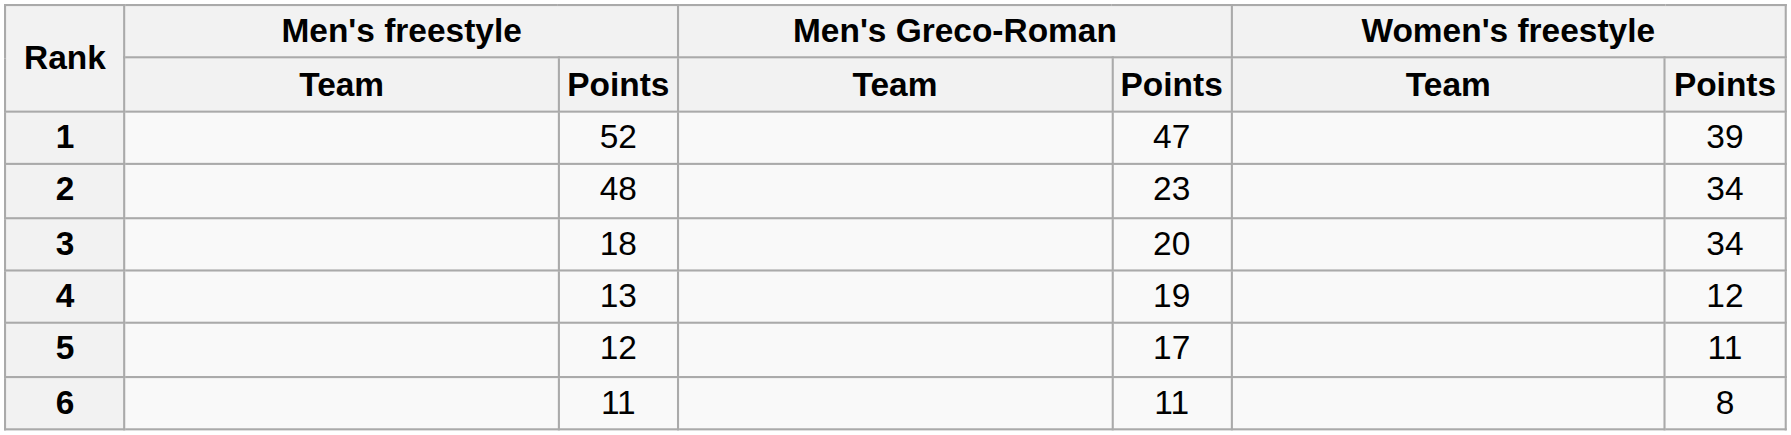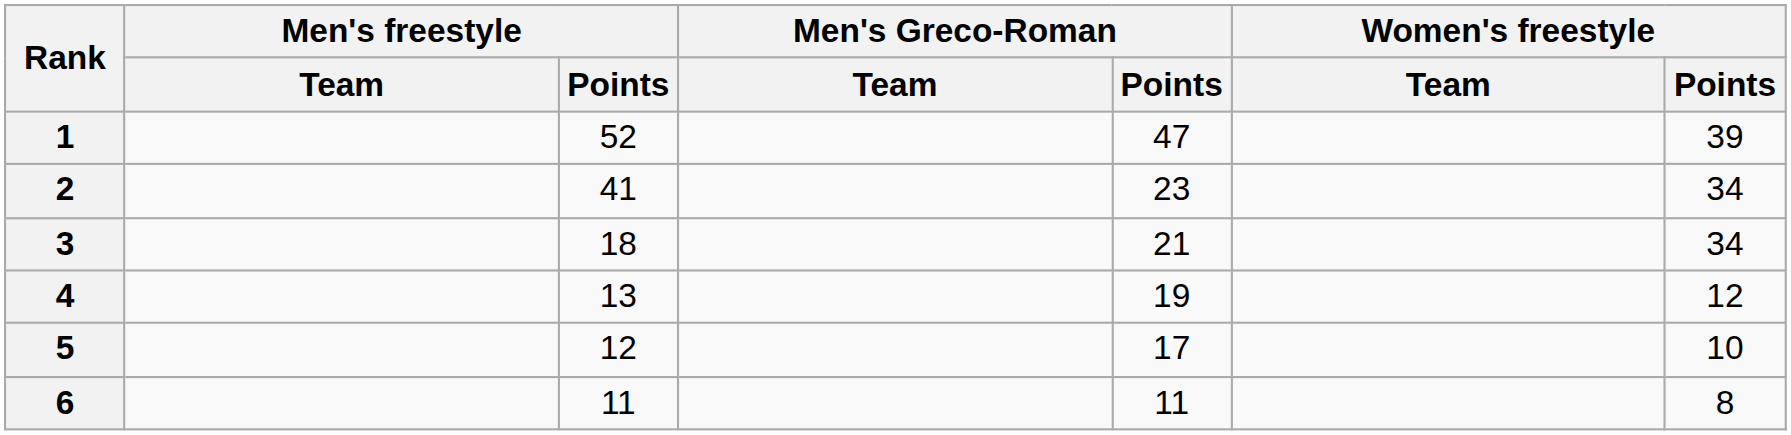(618, 190) 48 -> (618, 190) 41
(1172, 243) 20 -> (1172, 243) 21
(1725, 349) 11 -> (1725, 349) 10
